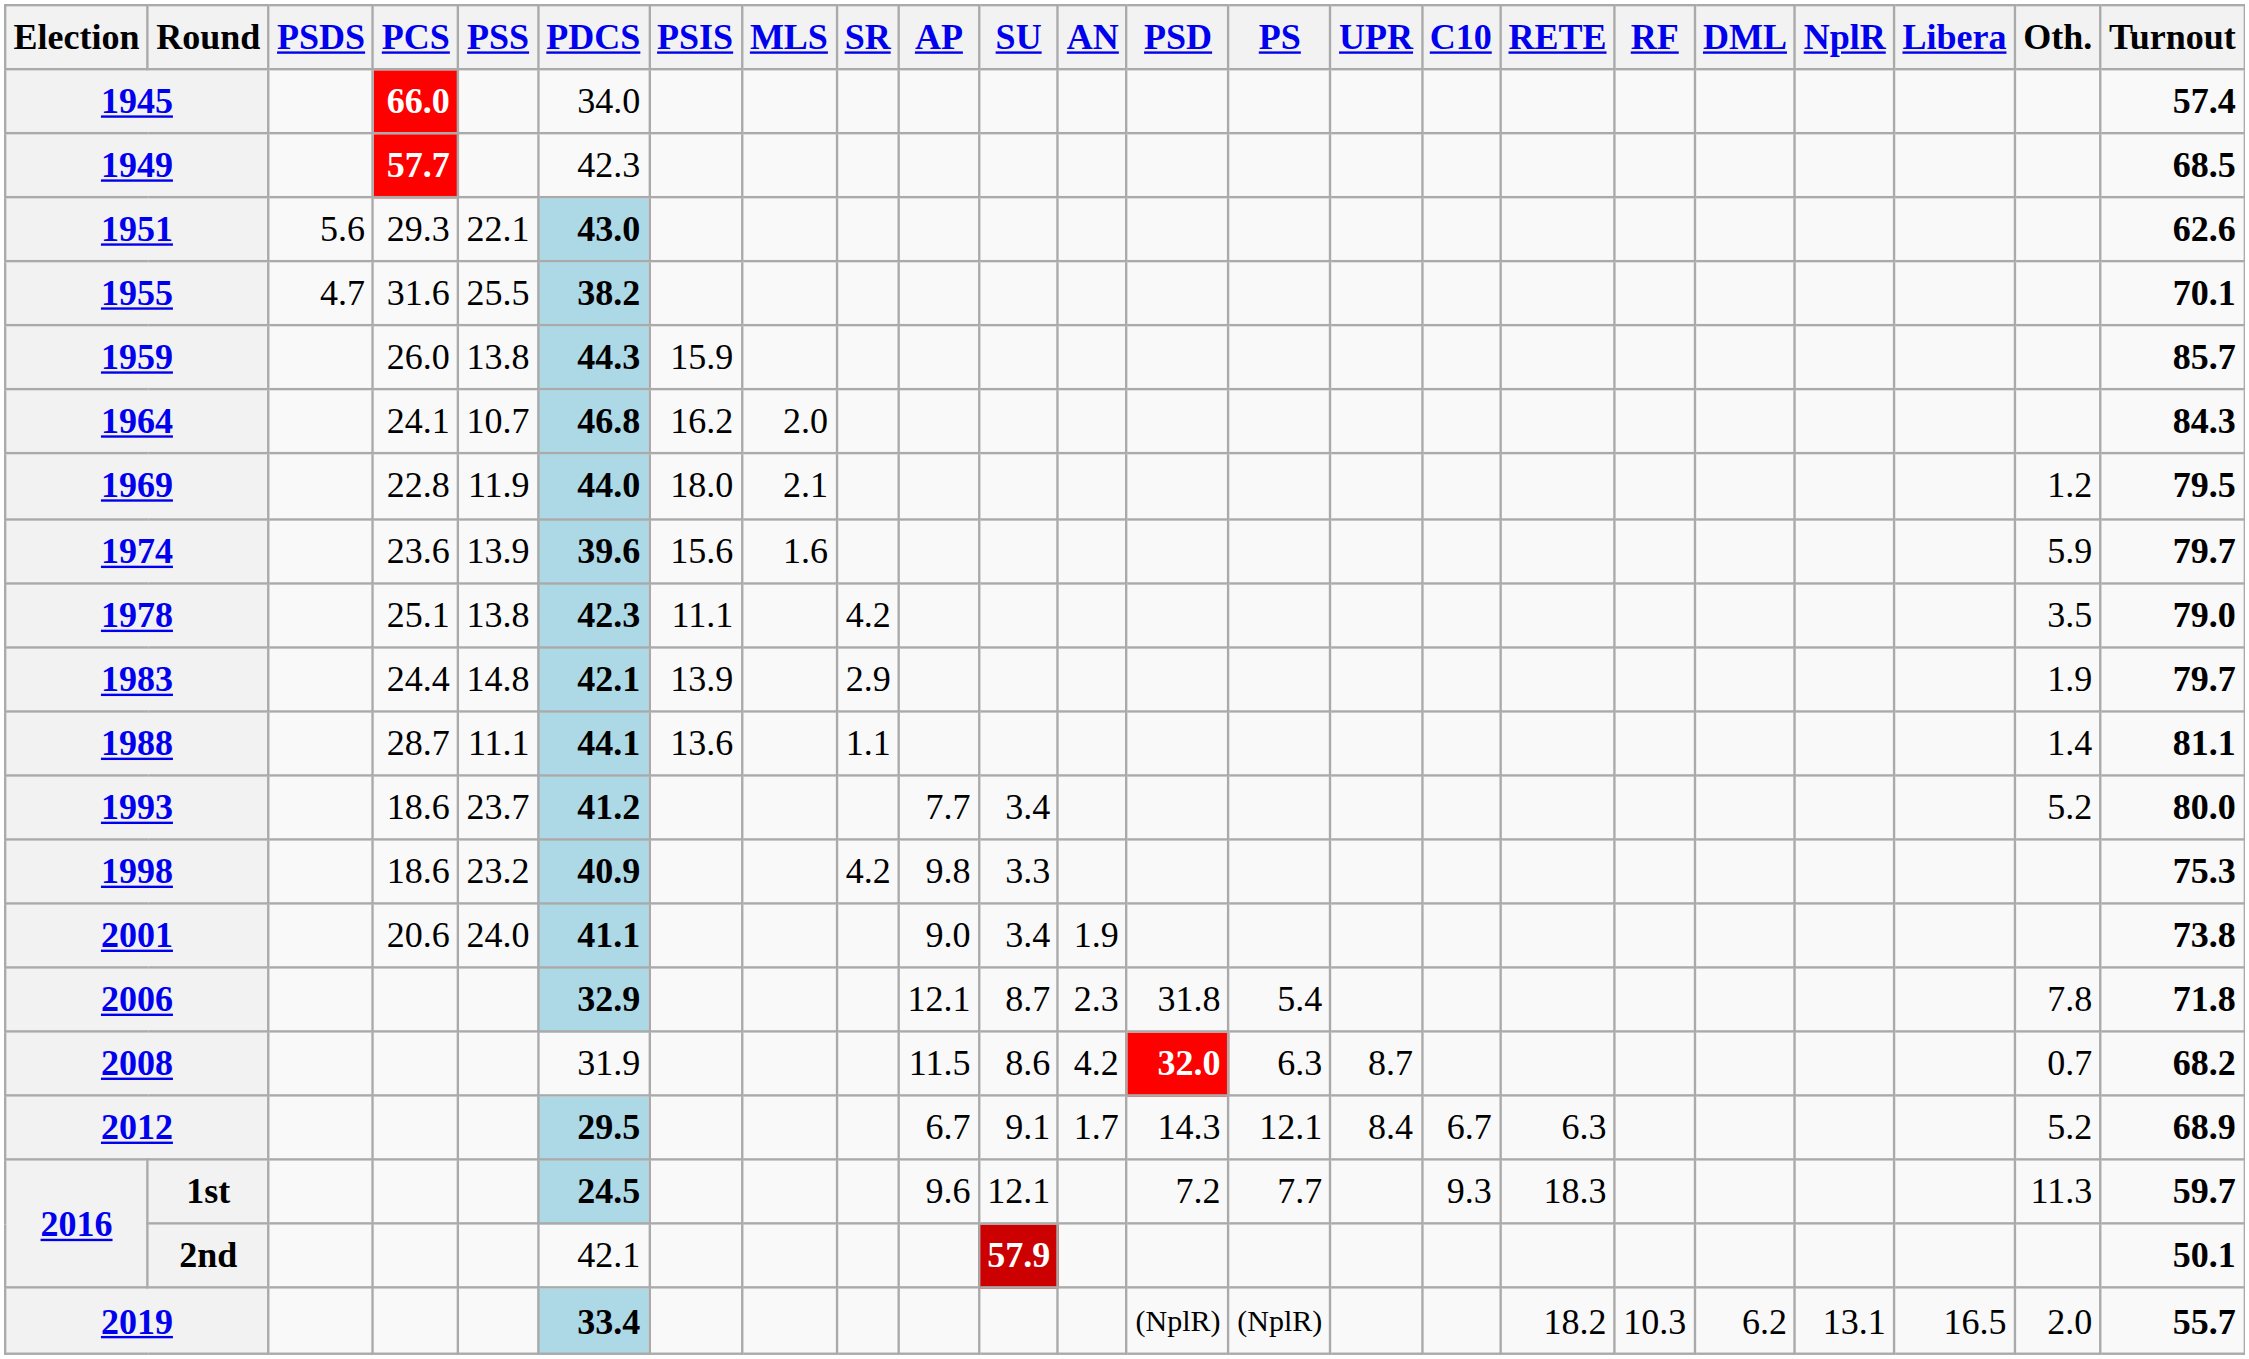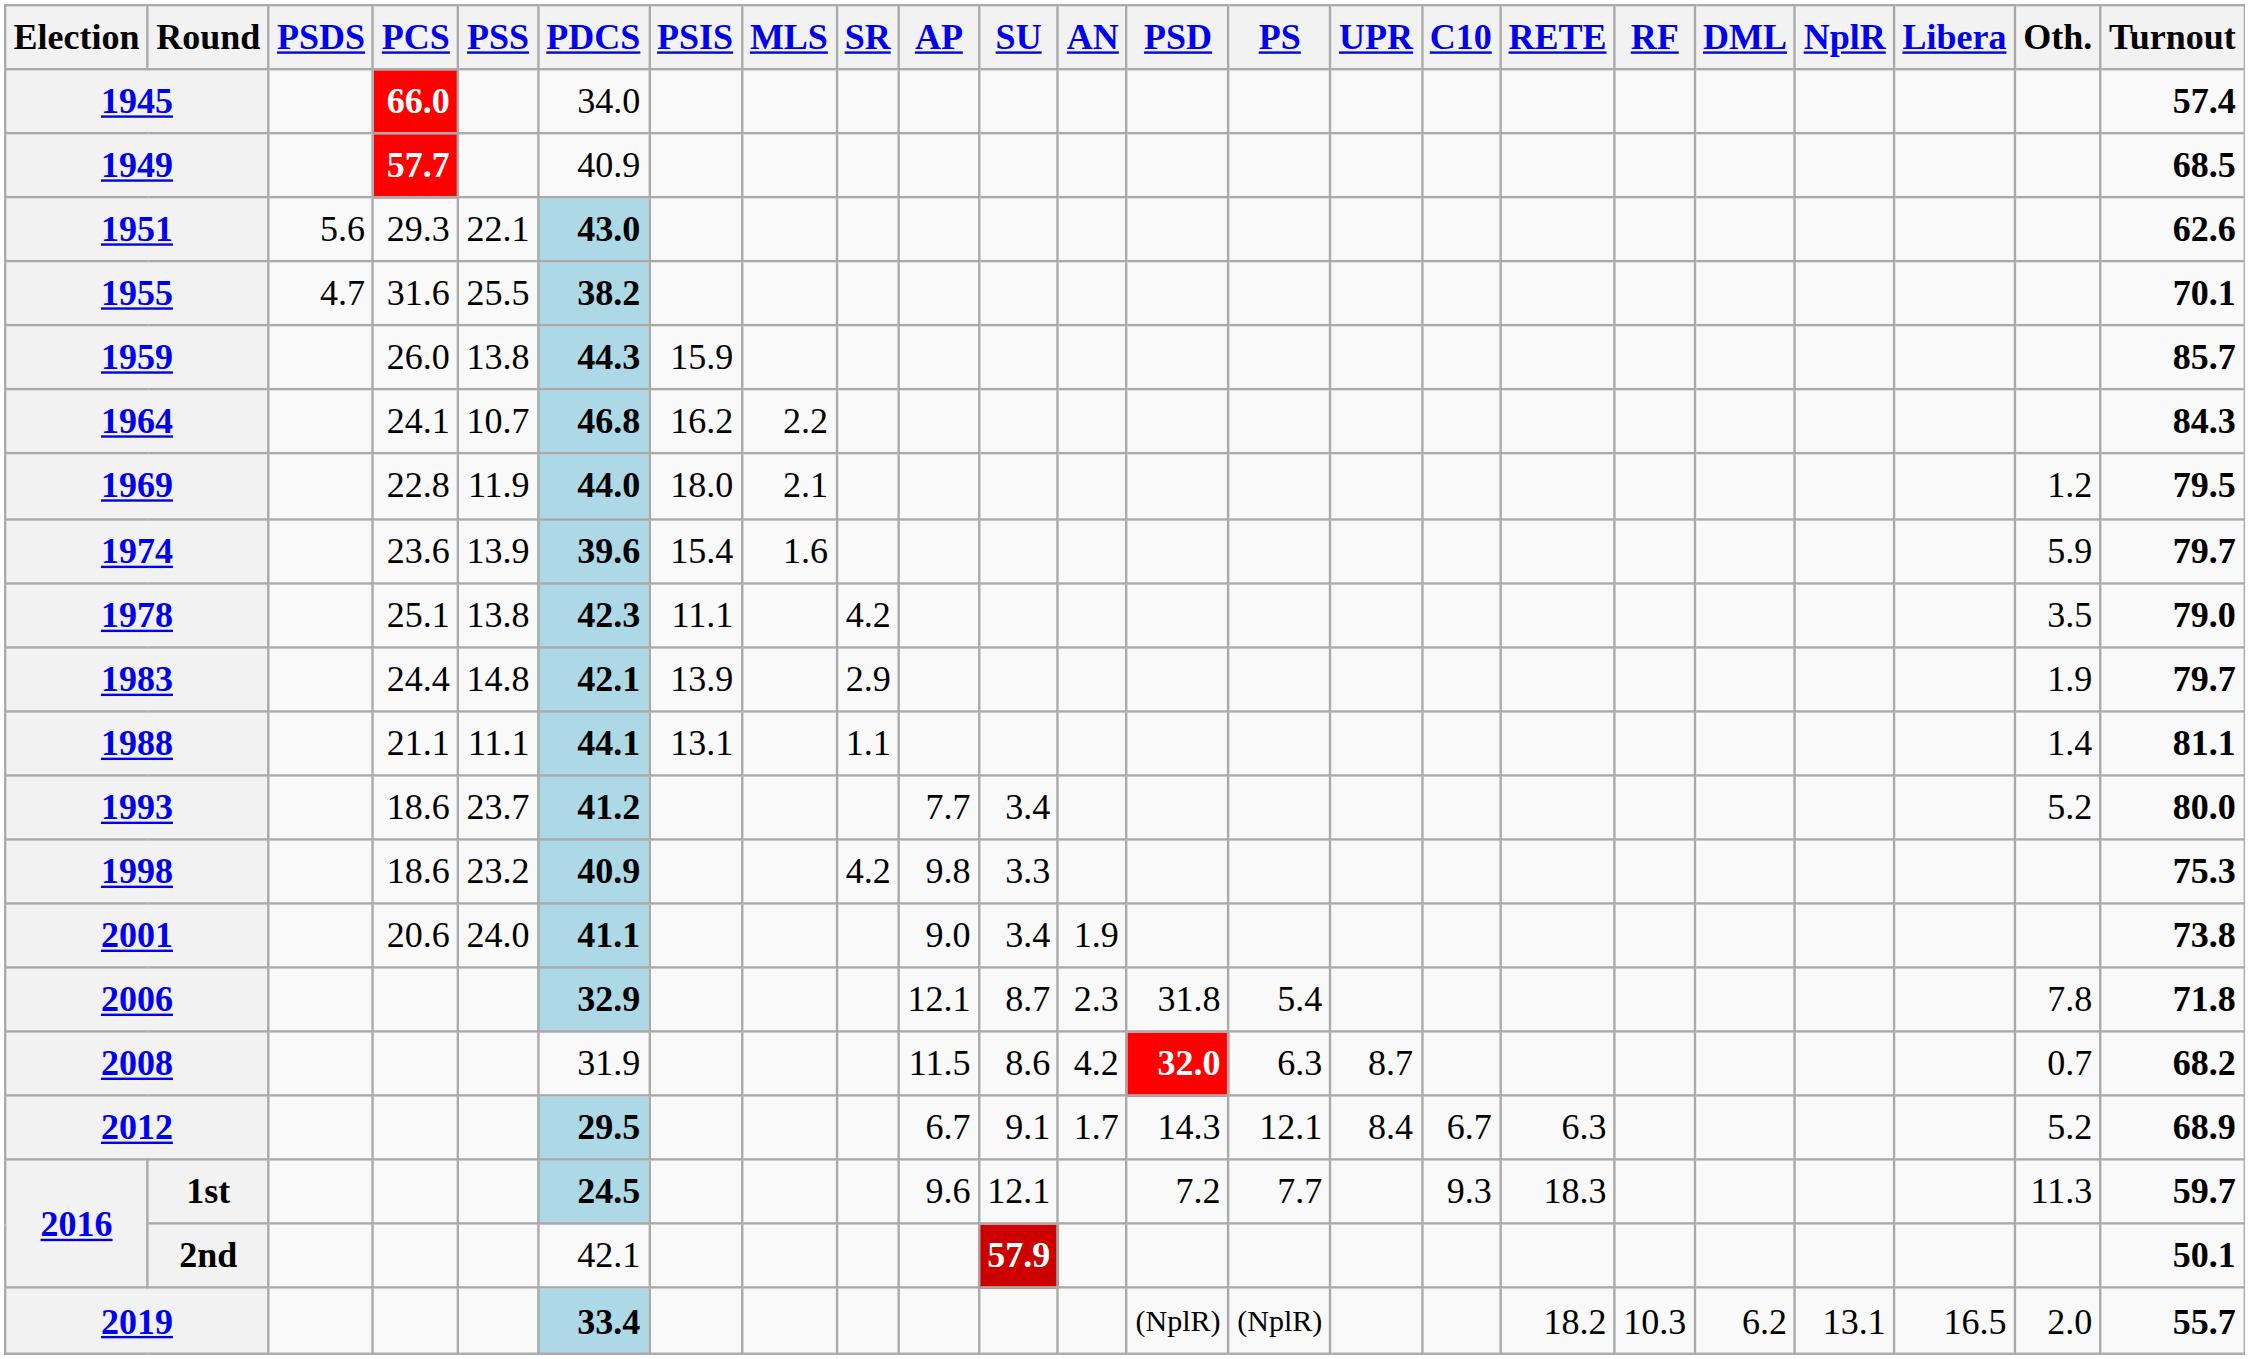(609, 165) 42.3 -> (609, 165) 40.9
(805, 421) 2.0 -> (805, 421) 2.2
(702, 549) 15.6 -> (702, 549) 15.4
(418, 742) 28.7 -> (418, 742) 21.1
(702, 742) 13.6 -> (702, 742) 13.1
